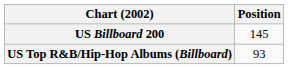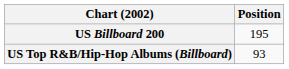(259, 34) 145 -> (259, 34) 195
